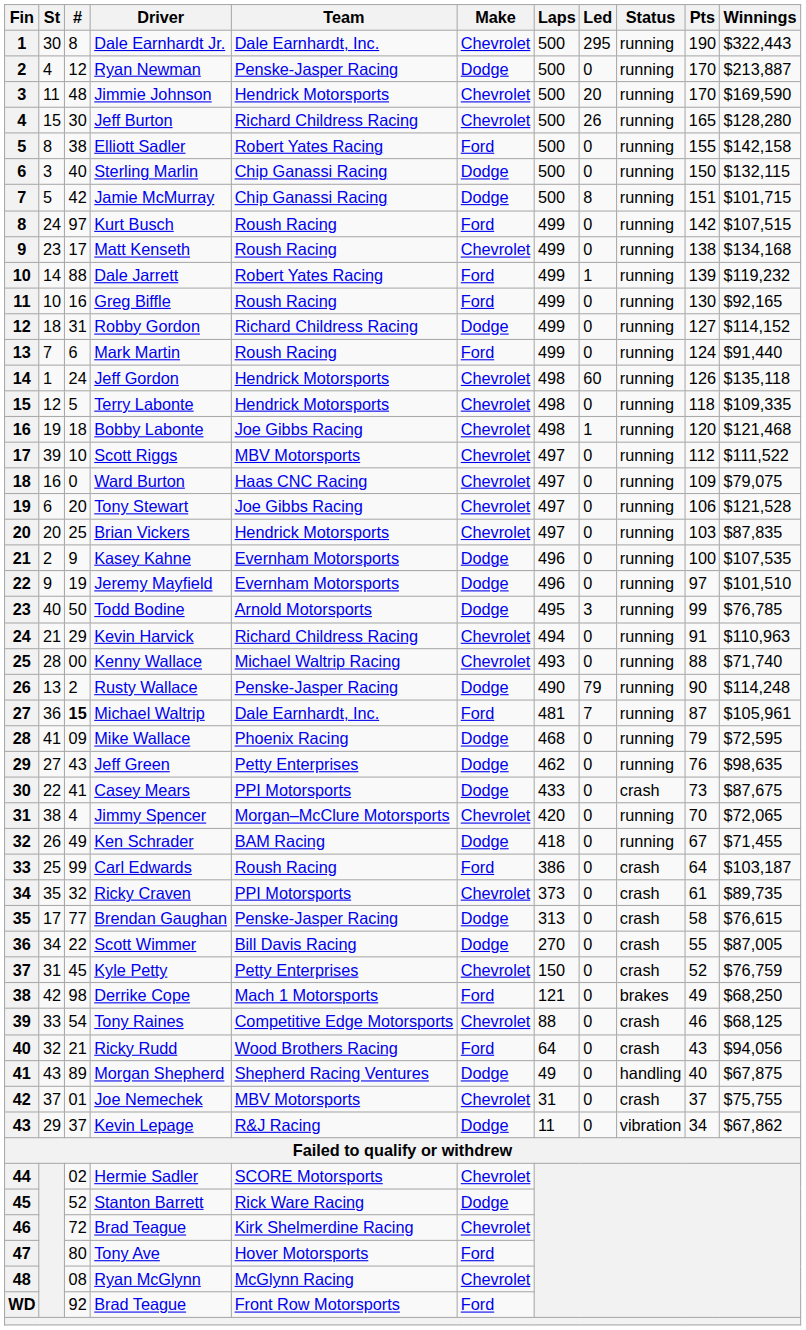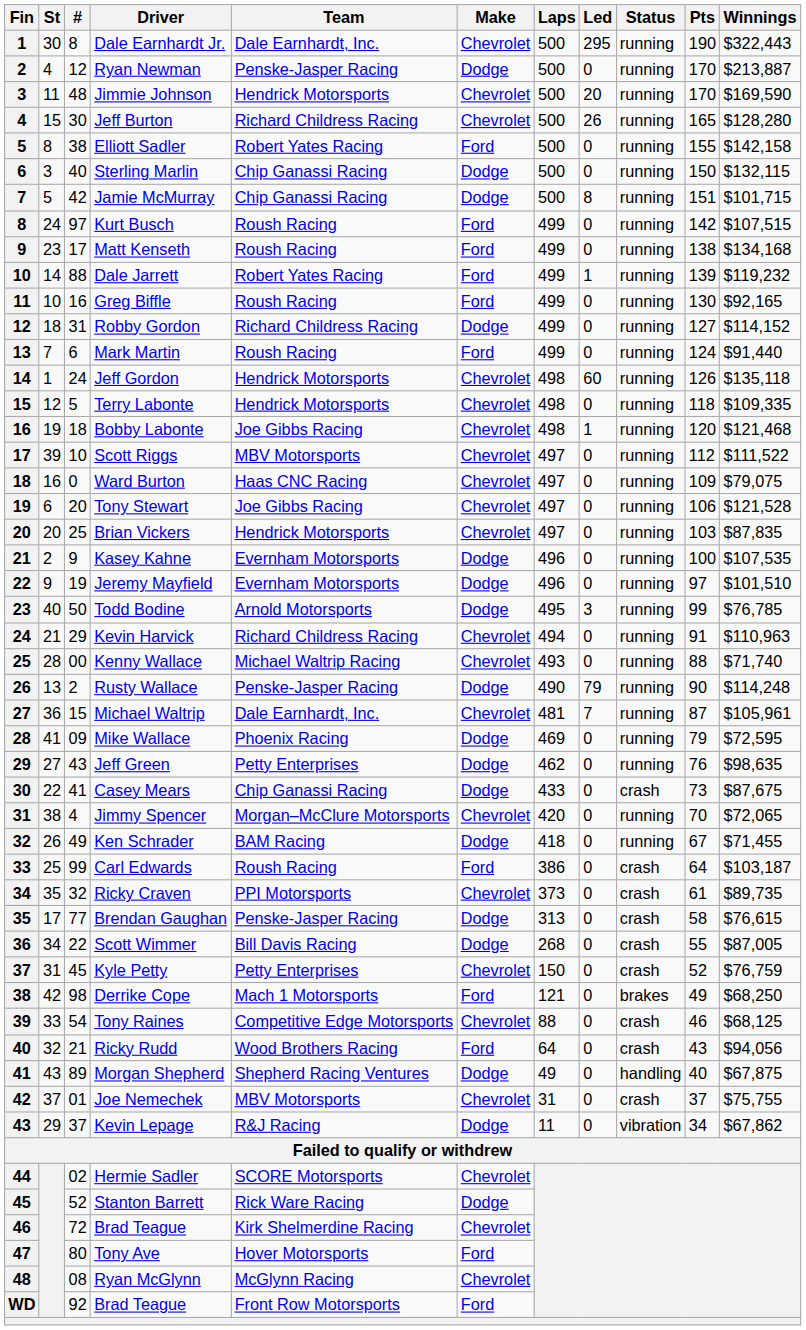(496, 249) Chevrolet -> (477, 249) Ford
(78, 713) bold -> (78, 713) normal
(477, 713) Ford -> (496, 713) Chevrolet
(551, 739) 468 -> (551, 739) 469
(293, 790) PPI Motorsports -> (311, 790) Chip Ganassi Racing
(551, 944) 270 -> (551, 944) 268
